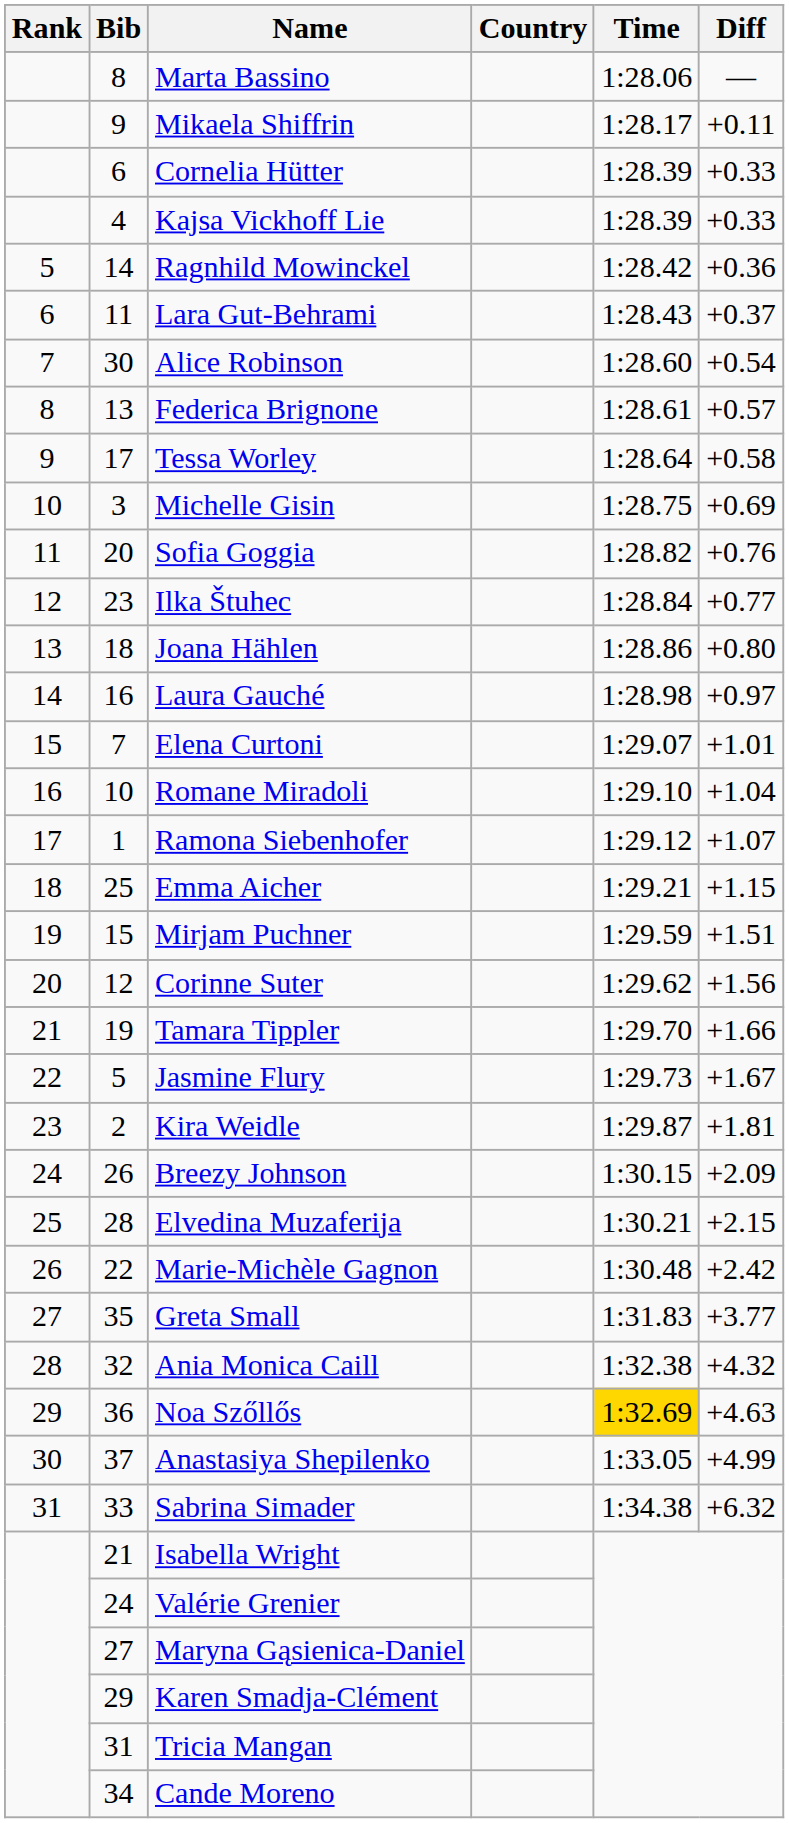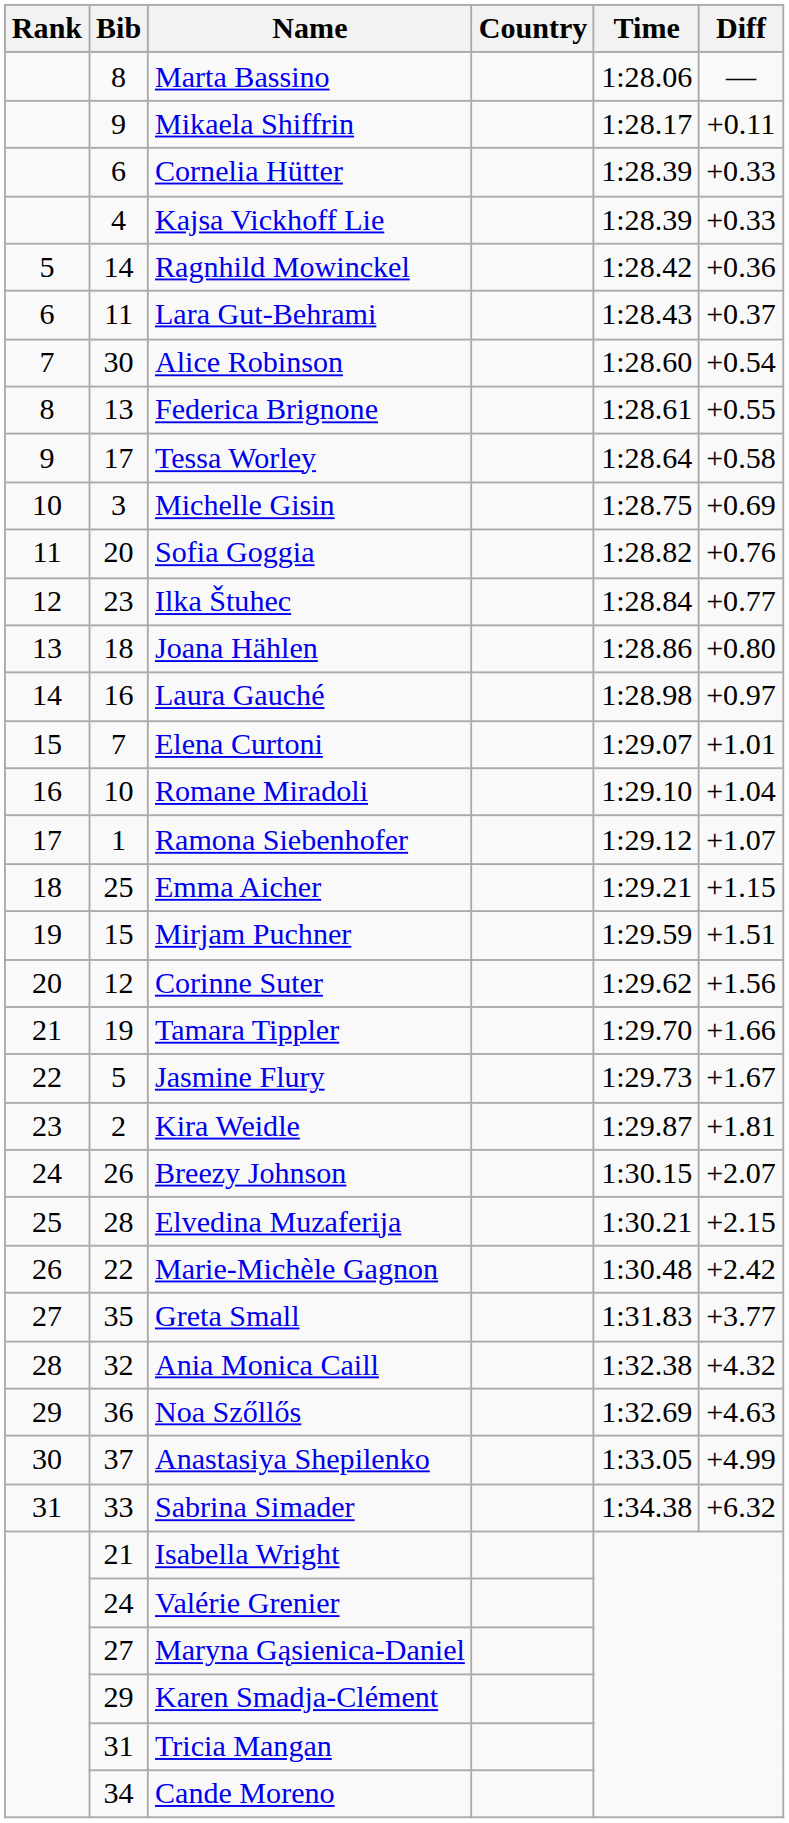(741, 409) +0.57 -> (741, 409) +0.55
(741, 1173) +2.09 -> (741, 1173) +2.07
(647, 1411) gold background -> (647, 1411) no background
